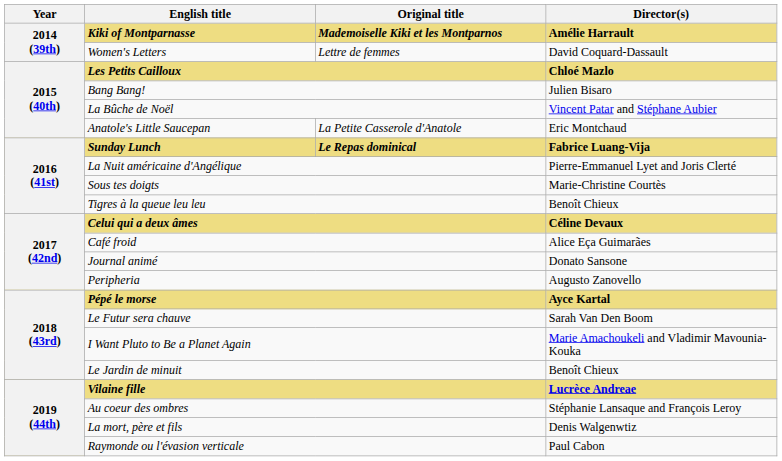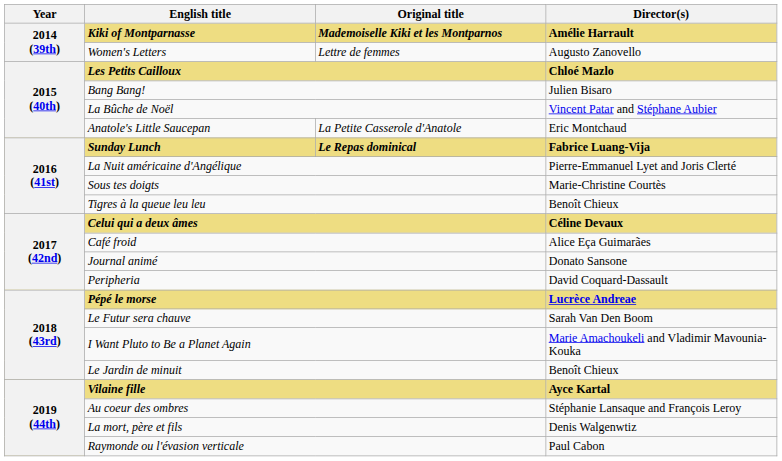(608, 52) David Coquard-Dassault -> (595, 52) Augusto Zanovello
(595, 280) Augusto Zanovello -> (608, 280) David Coquard-Dassault
(579, 299) Ayce Kartal -> (592, 299) Lucrèce Andreae
(592, 389) Lucrèce Andreae -> (579, 389) Ayce Kartal
